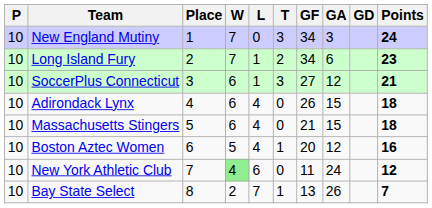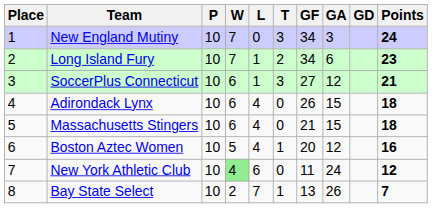columns swapped: (204, 15) <-> (16, 15)
